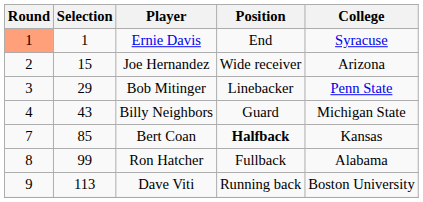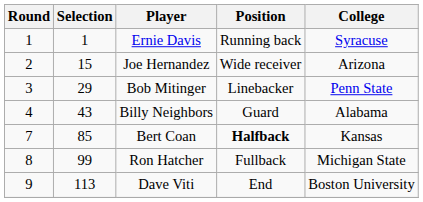(29, 40) lightsalmon background -> (29, 40) no background
(261, 40) End -> (261, 40) Running back
(361, 112) Michigan State -> (361, 112) Alabama
(361, 161) Alabama -> (361, 161) Michigan State
(261, 185) Running back -> (261, 185) End
